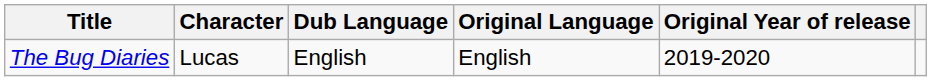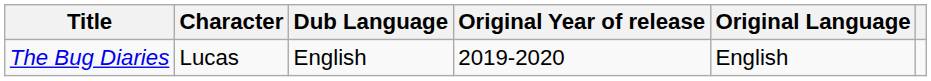columns swapped: (556, 22) <-> (787, 22)
